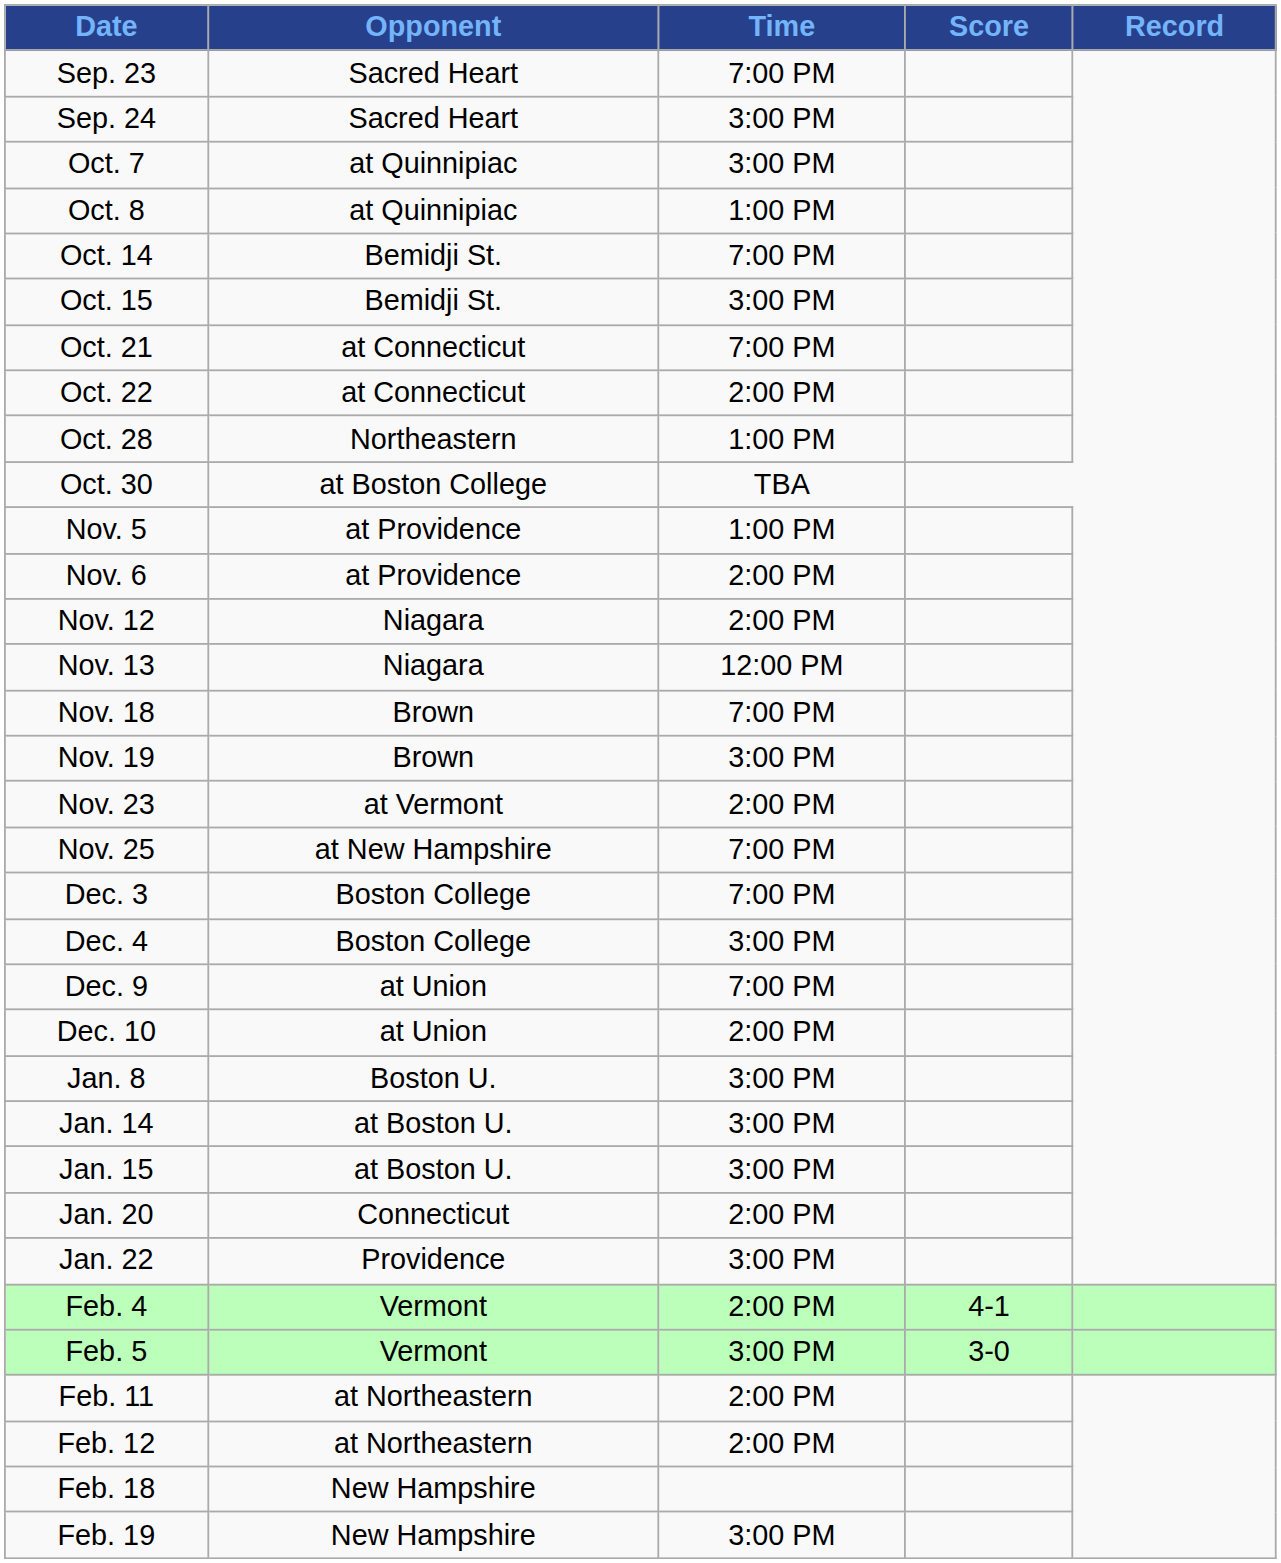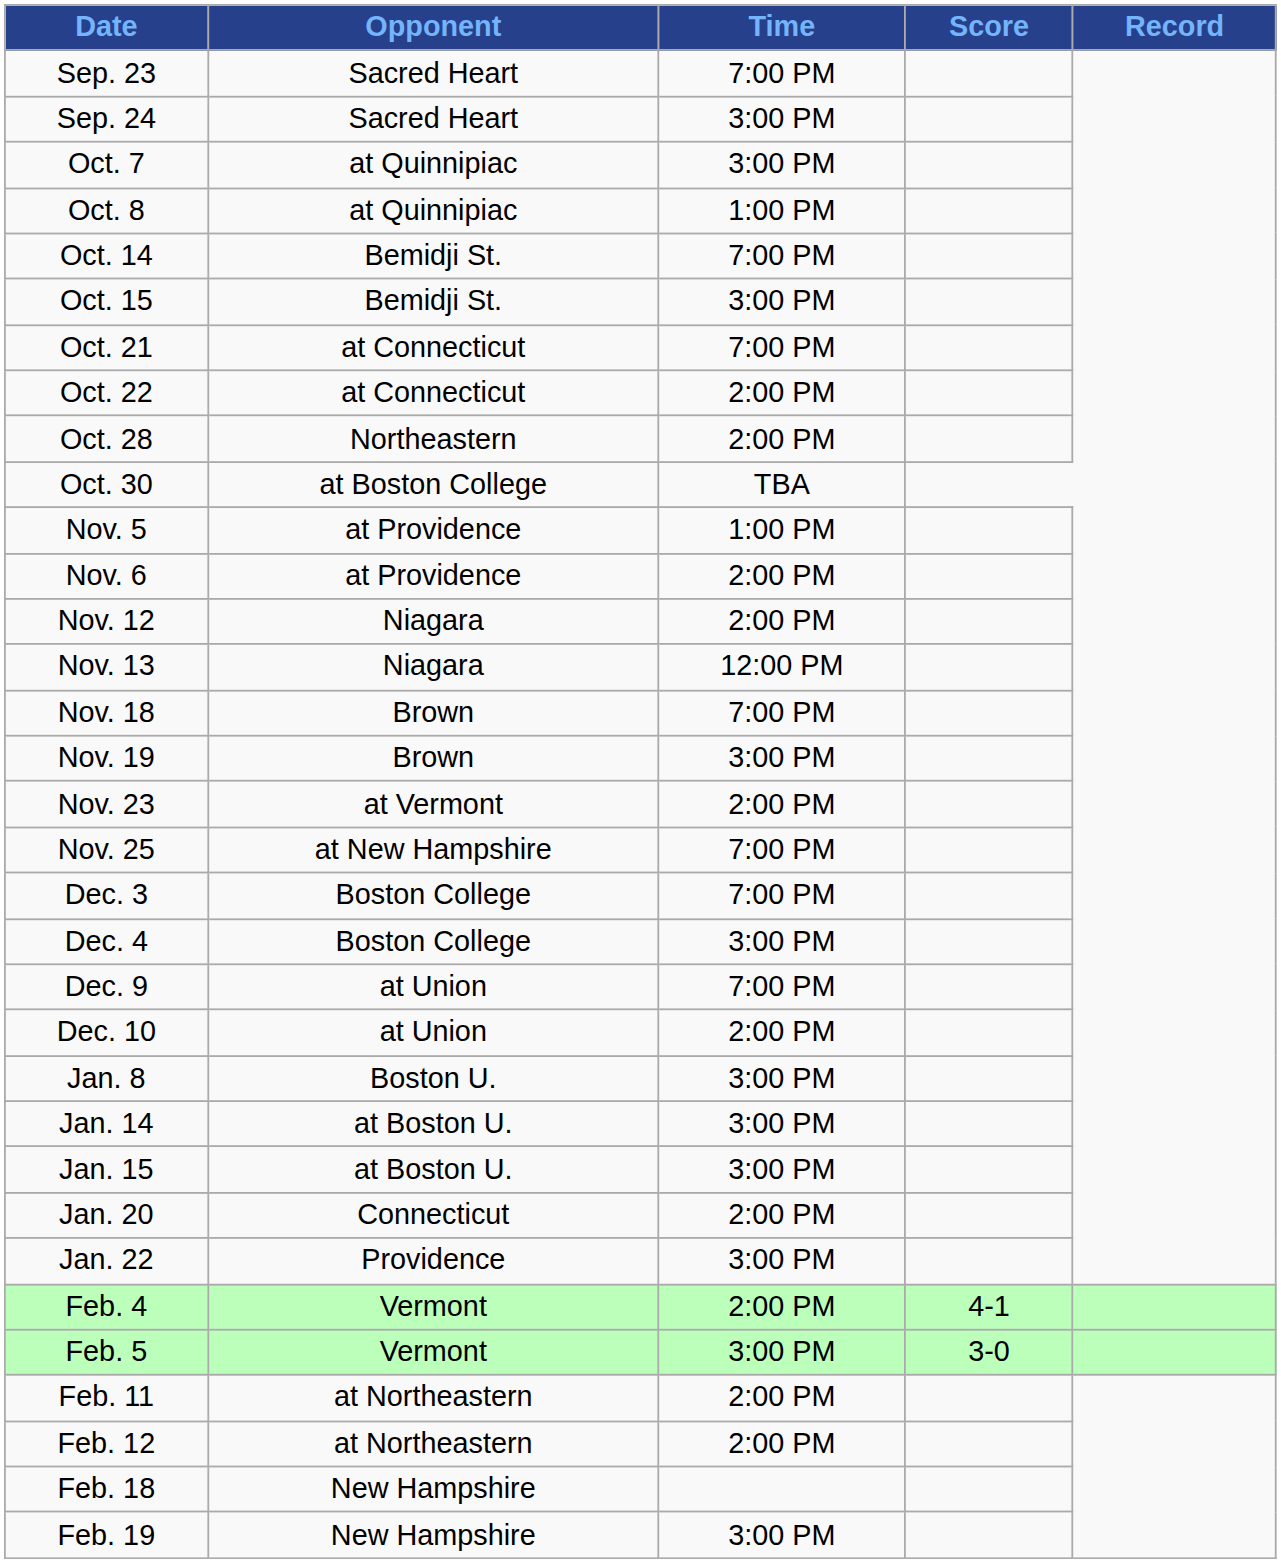(782, 438) 1:00 PM -> (782, 438) 2:00 PM
